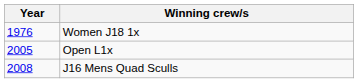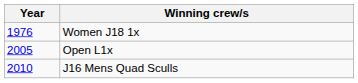(20, 68) 2008 -> (20, 68) 2010
